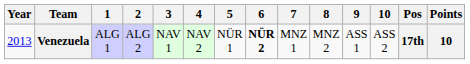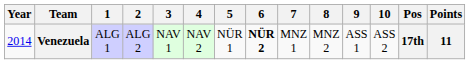(19, 41) 2013 -> (19, 41) 2014
(446, 41) 10 -> (446, 41) 11
